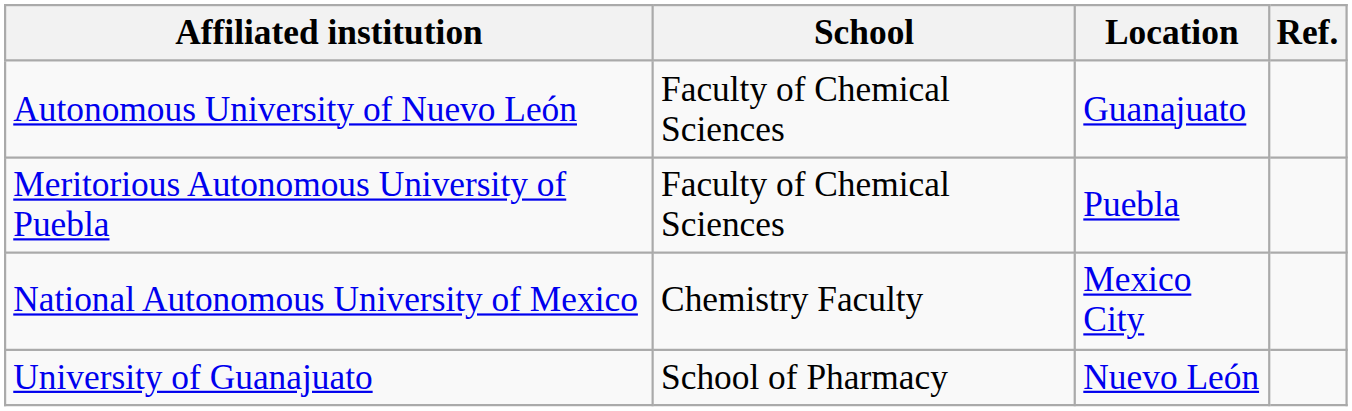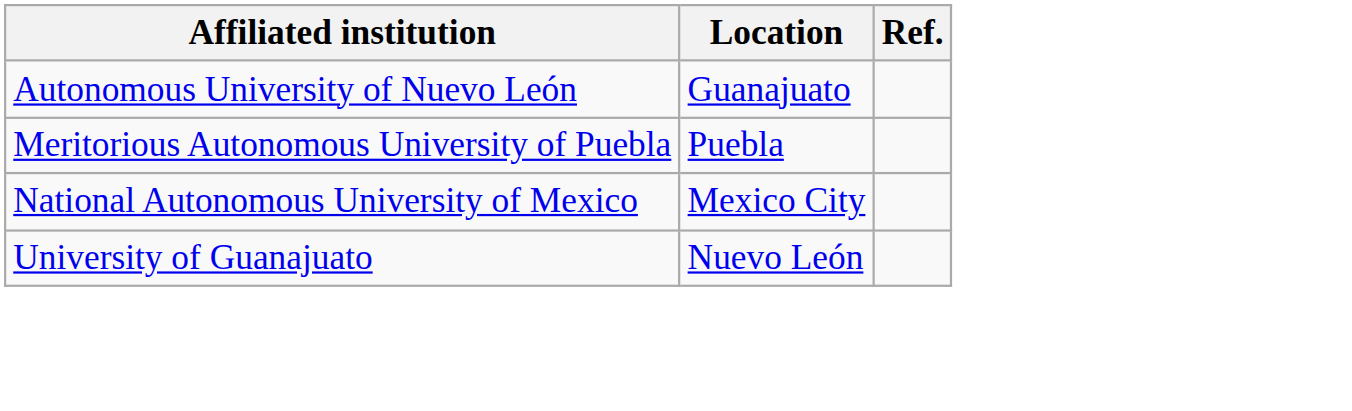- column: (864, 32)
